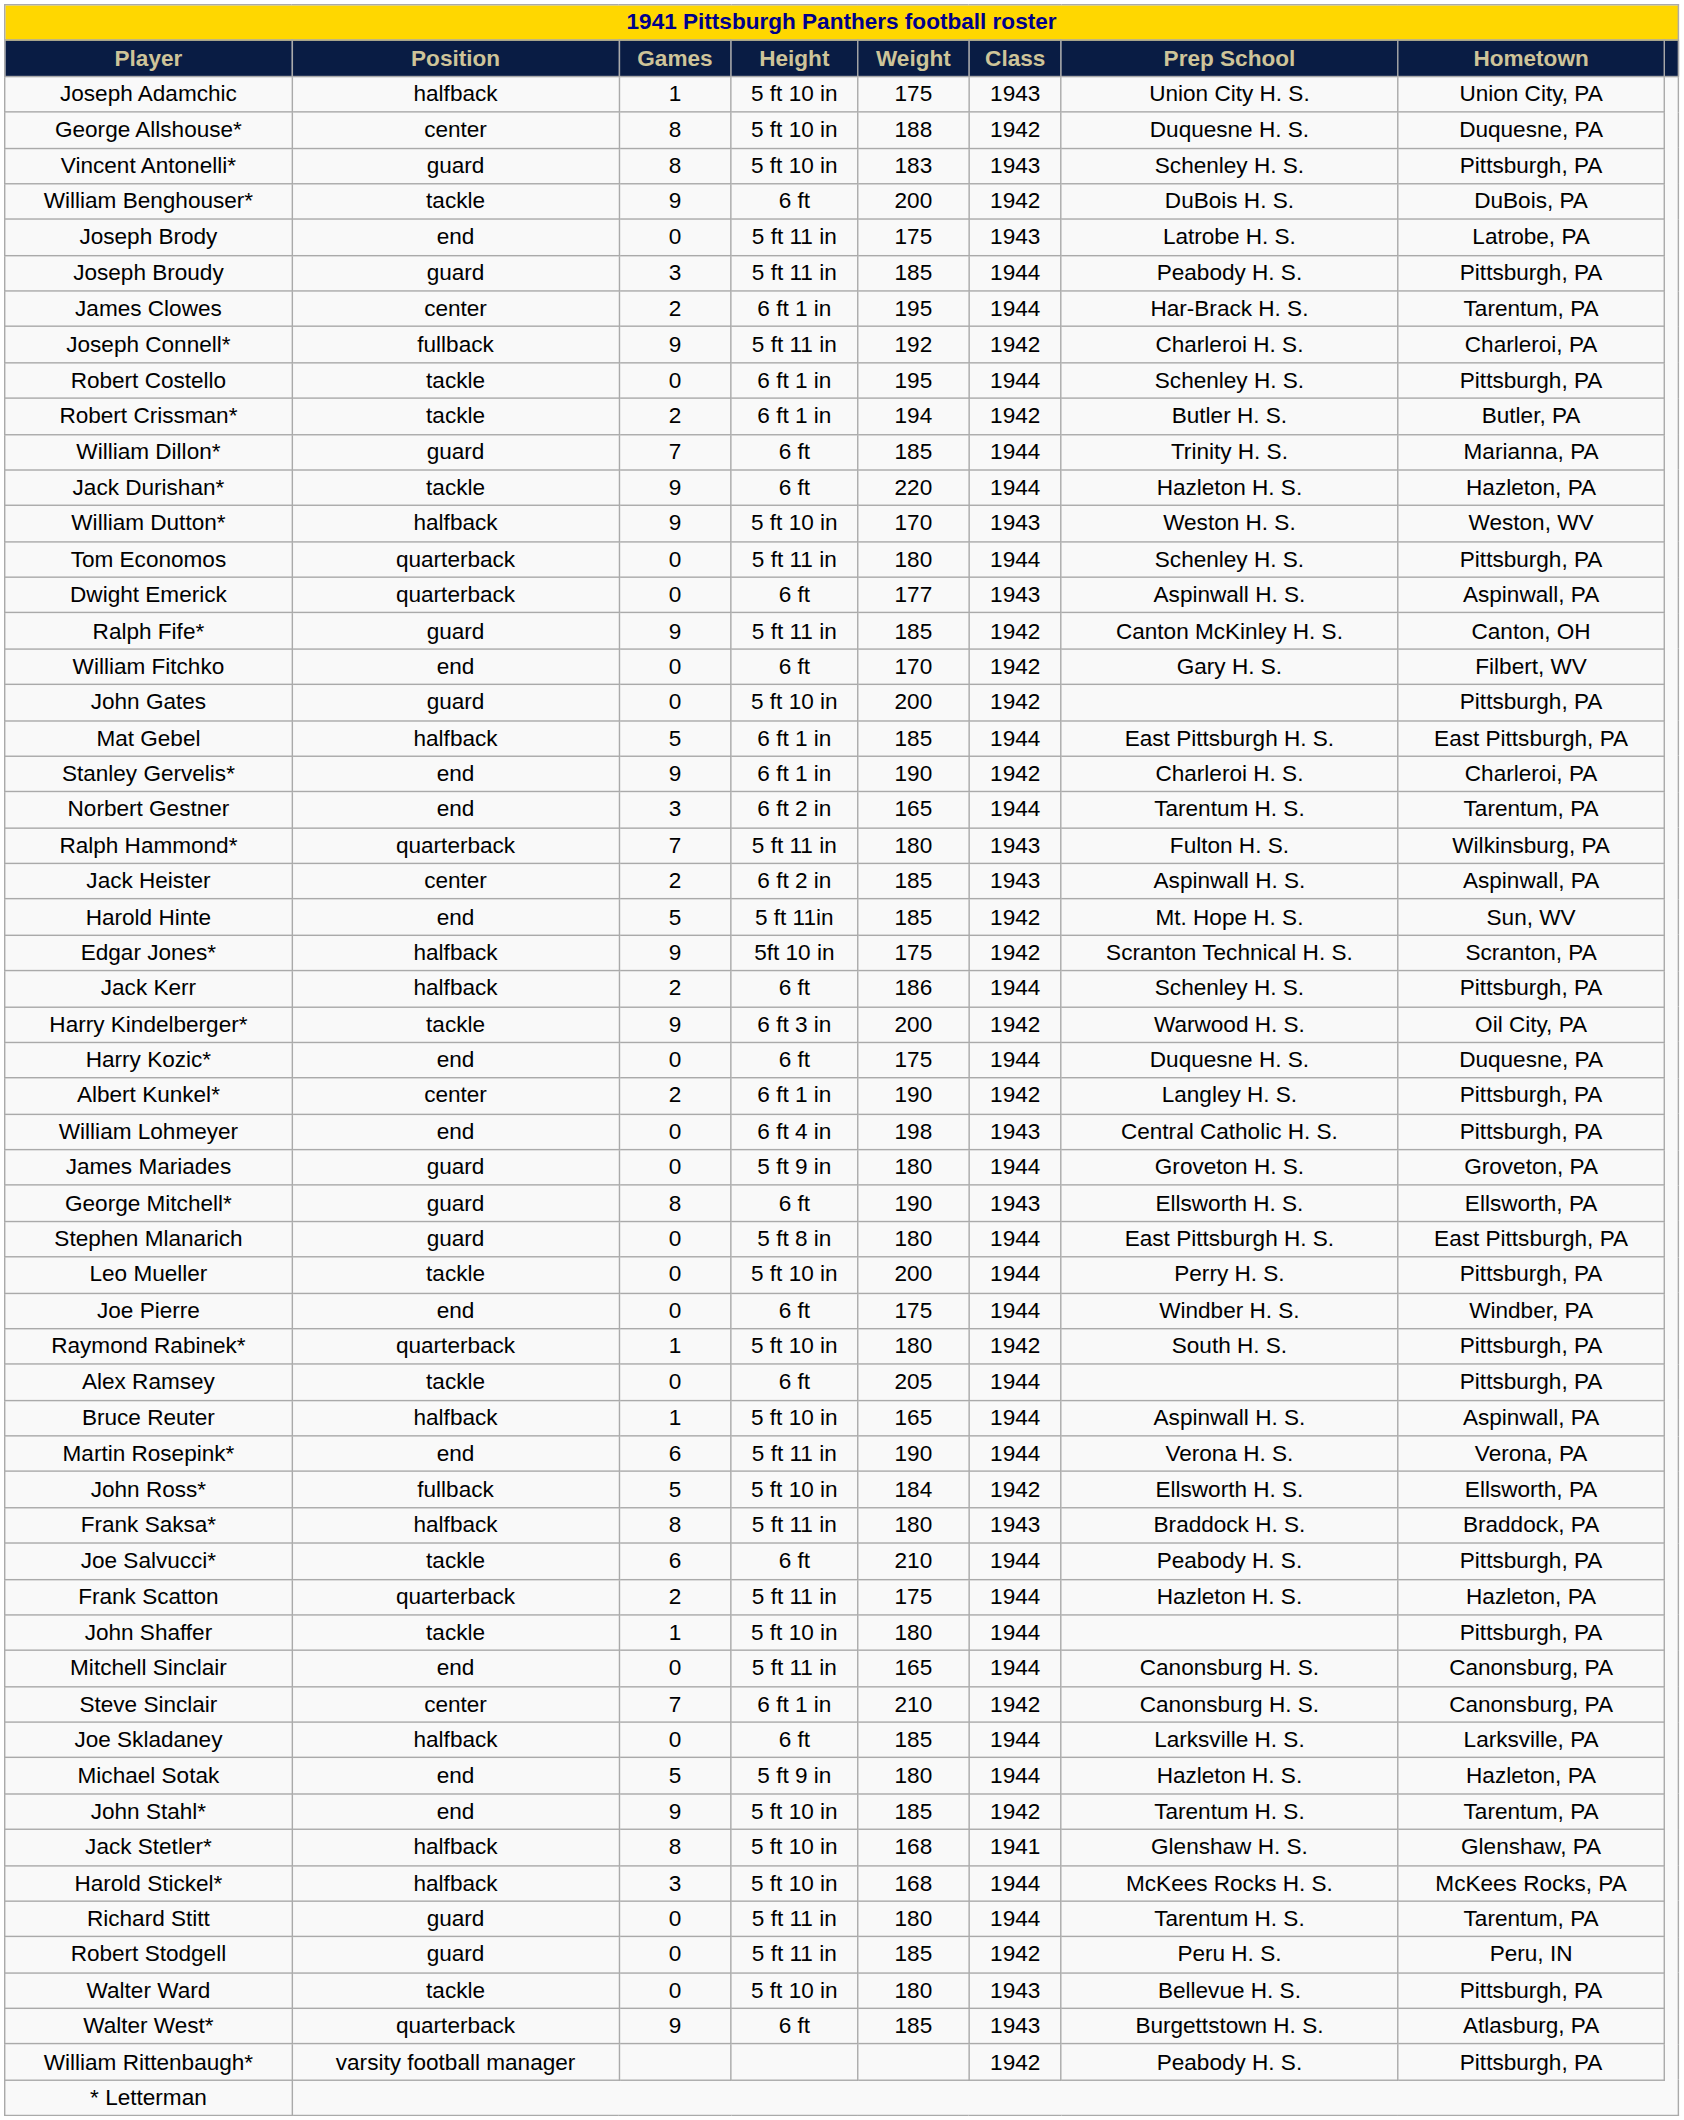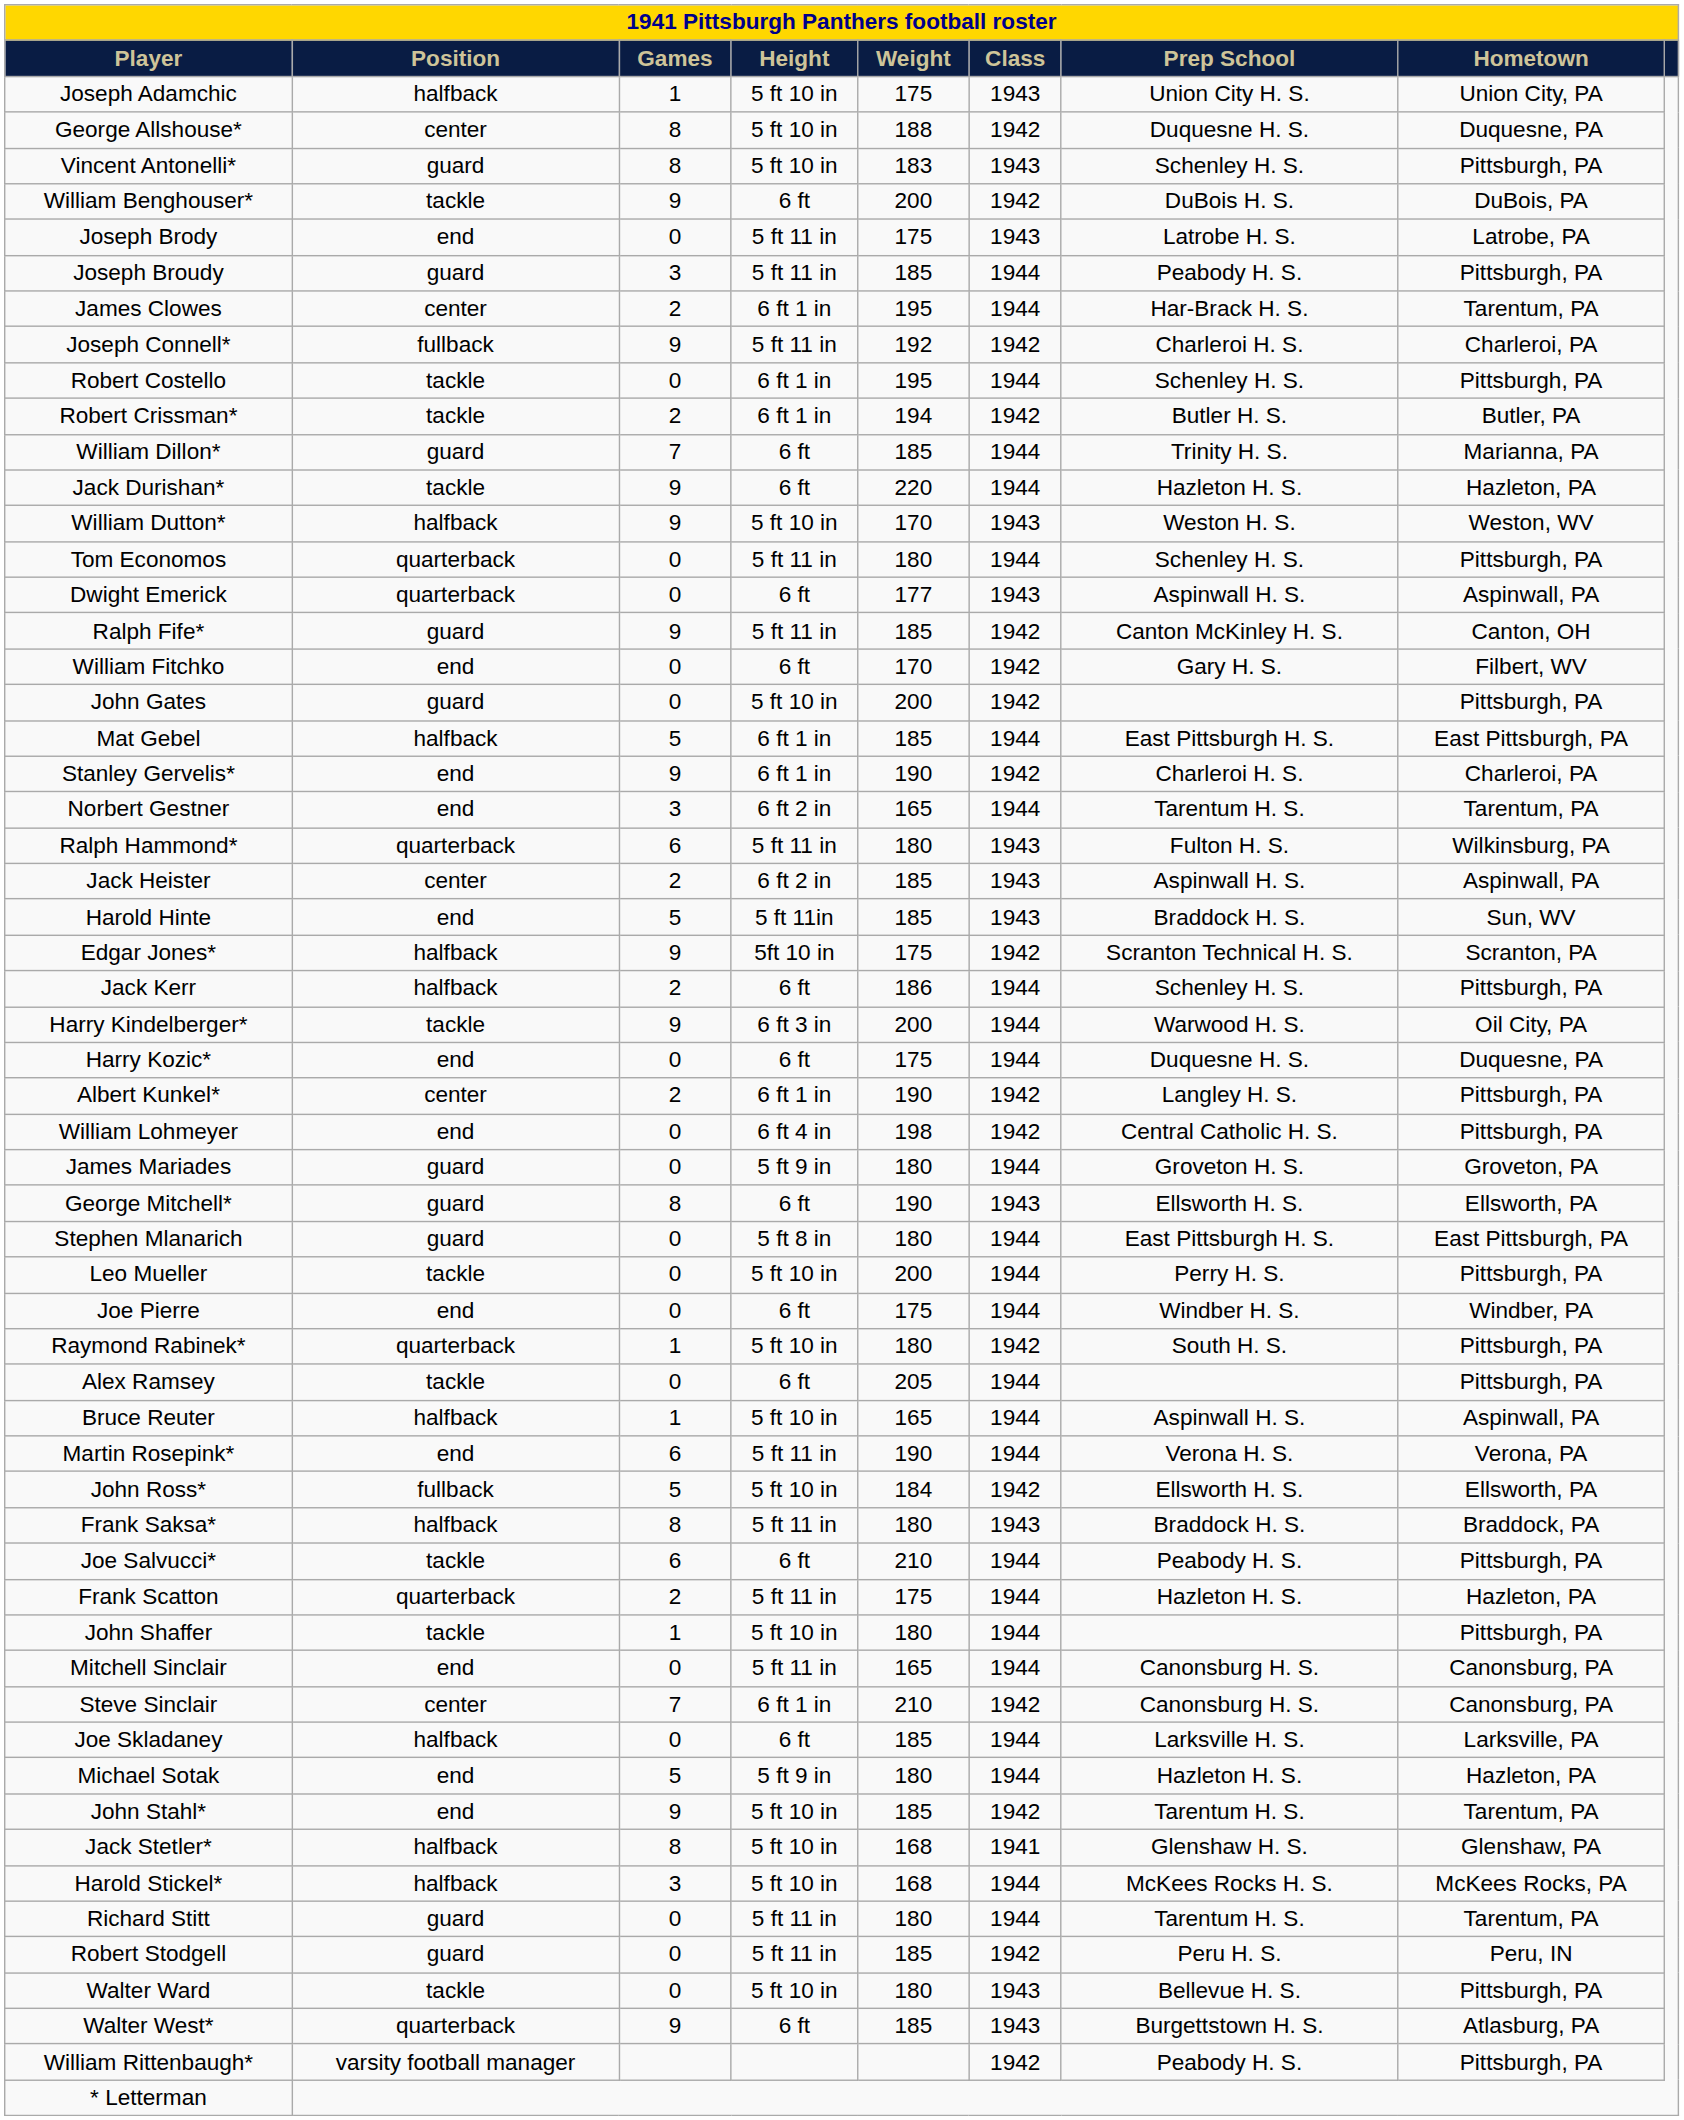(675, 845) 7 -> (675, 845) 6
(1015, 916) 1942 -> (1015, 916) 1943
(1229, 916) Mt. Hope H. S. -> (1229, 916) Braddock H. S.
(1015, 1024) 1942 -> (1015, 1024) 1944
(1015, 1131) 1943 -> (1015, 1131) 1942
